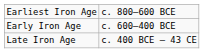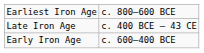rows swapped: (44, 26) <-> (41, 40)
